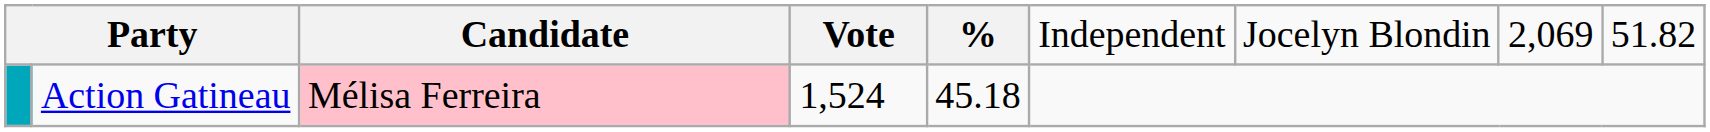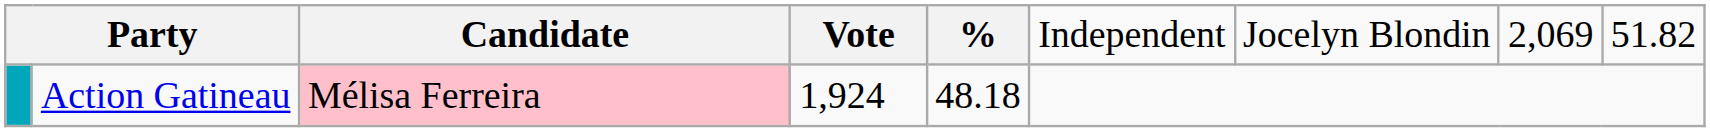(842, 94) 1,524 -> (842, 94) 1,924
(978, 94) 45.18 -> (978, 94) 48.18
